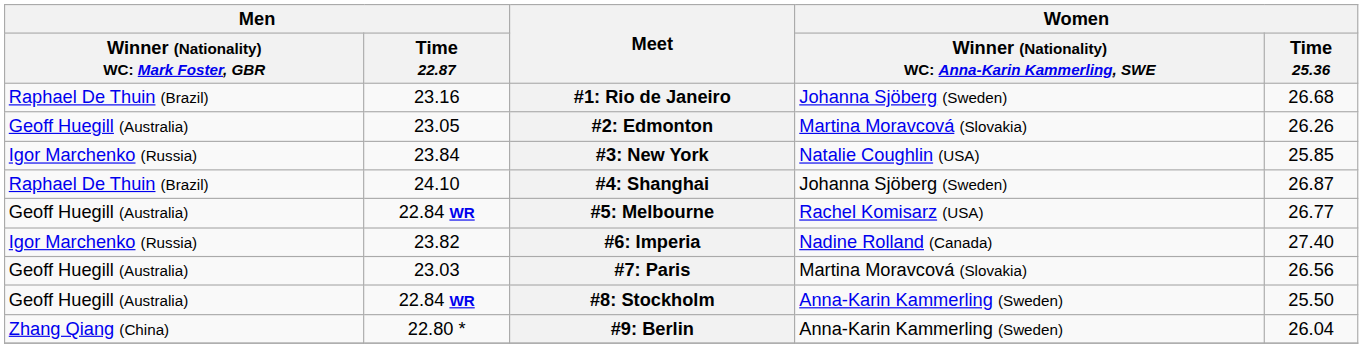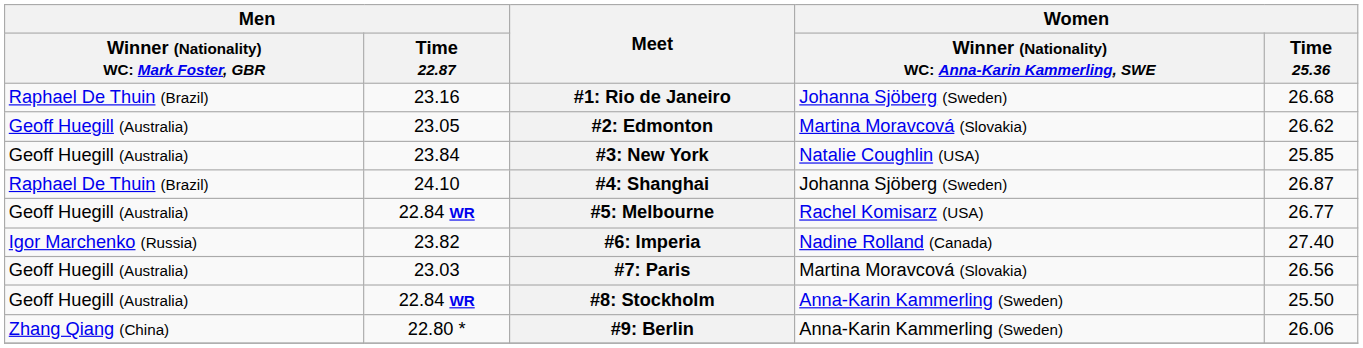(1311, 126) 26.26 -> (1311, 126) 26.62
(103, 155) Igor Marchenko (Russia) -> (98, 155) Geoff Huegill (Australia)
(1311, 328) 26.04 -> (1311, 328) 26.06
